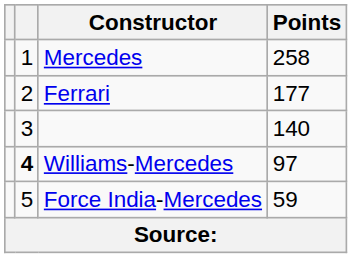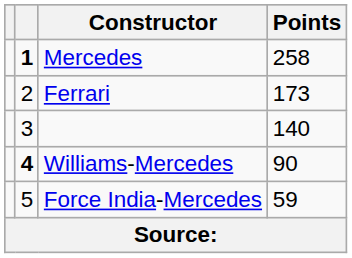(27, 57) normal -> (27, 57) bold
(291, 93) 177 -> (291, 93) 173
(285, 164) 97 -> (285, 164) 90
